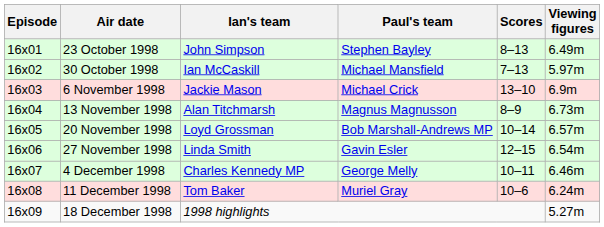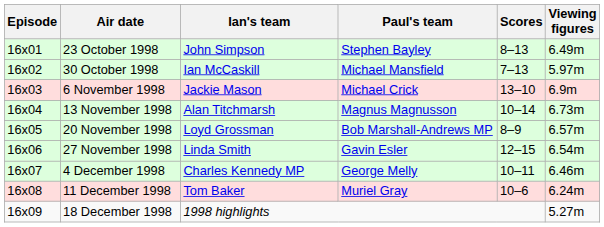(511, 110) 8–9 -> (518, 110) 10–14
(518, 130) 10–14 -> (511, 130) 8–9
